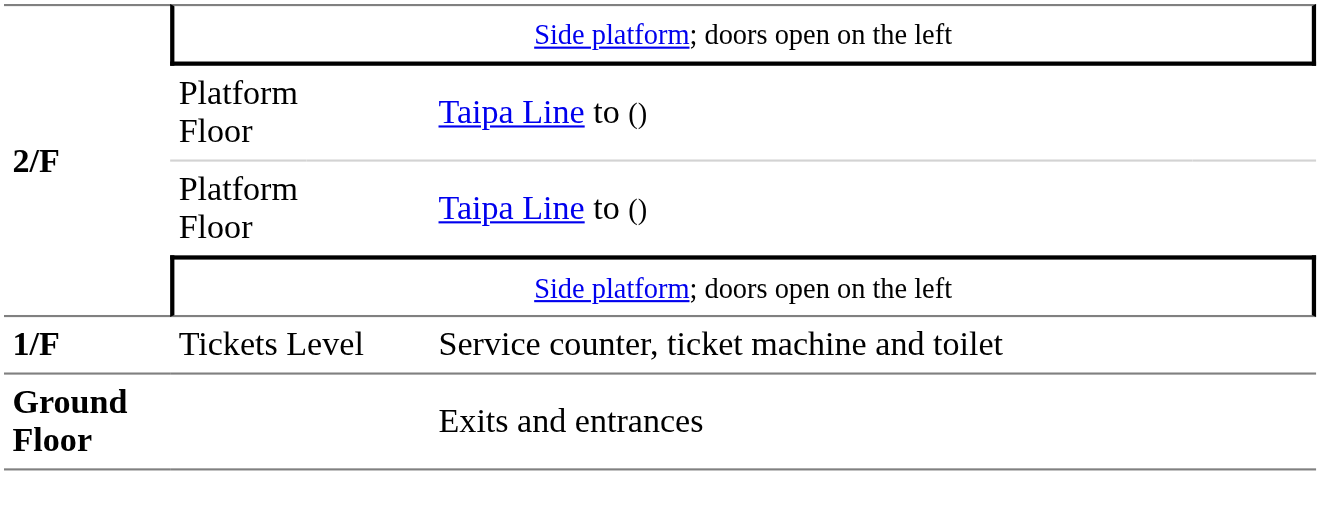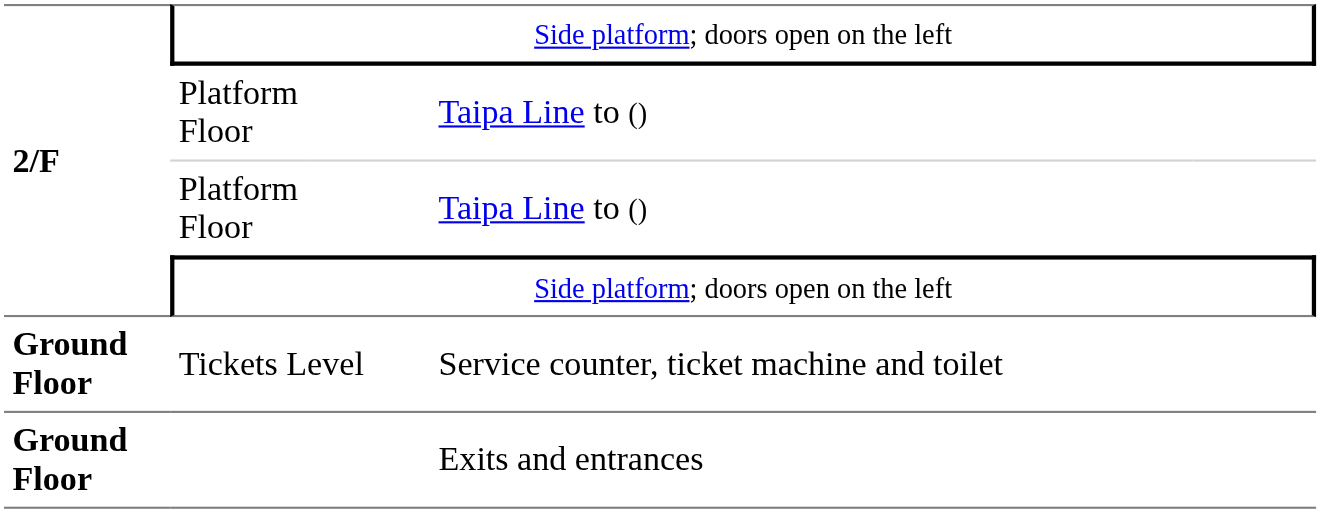(36, 344) 1/F -> (70, 363) Ground Floor
